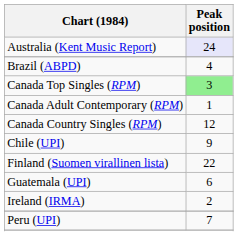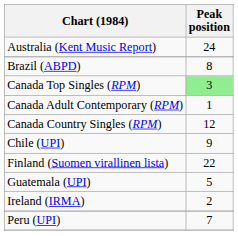(209, 47) lavender background -> (209, 47) no background
(209, 66) 4 -> (209, 66) 8
(209, 182) 6 -> (209, 182) 5
